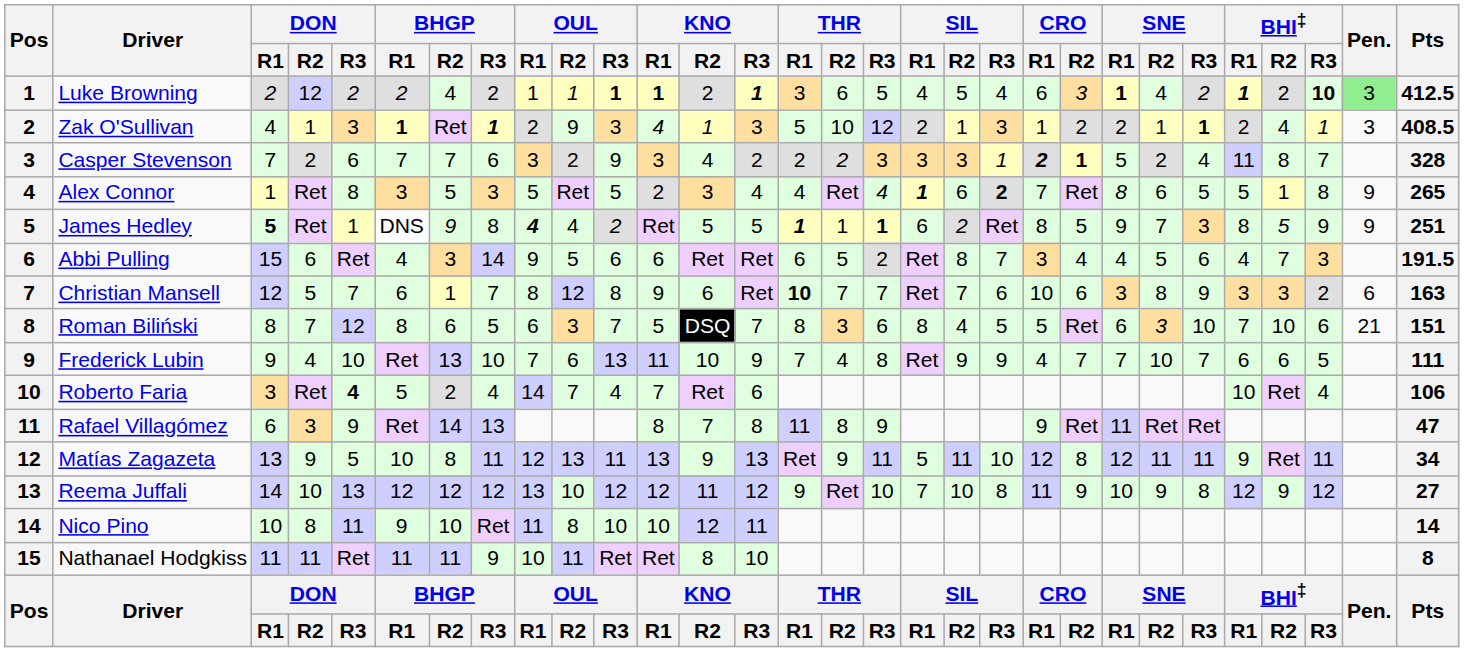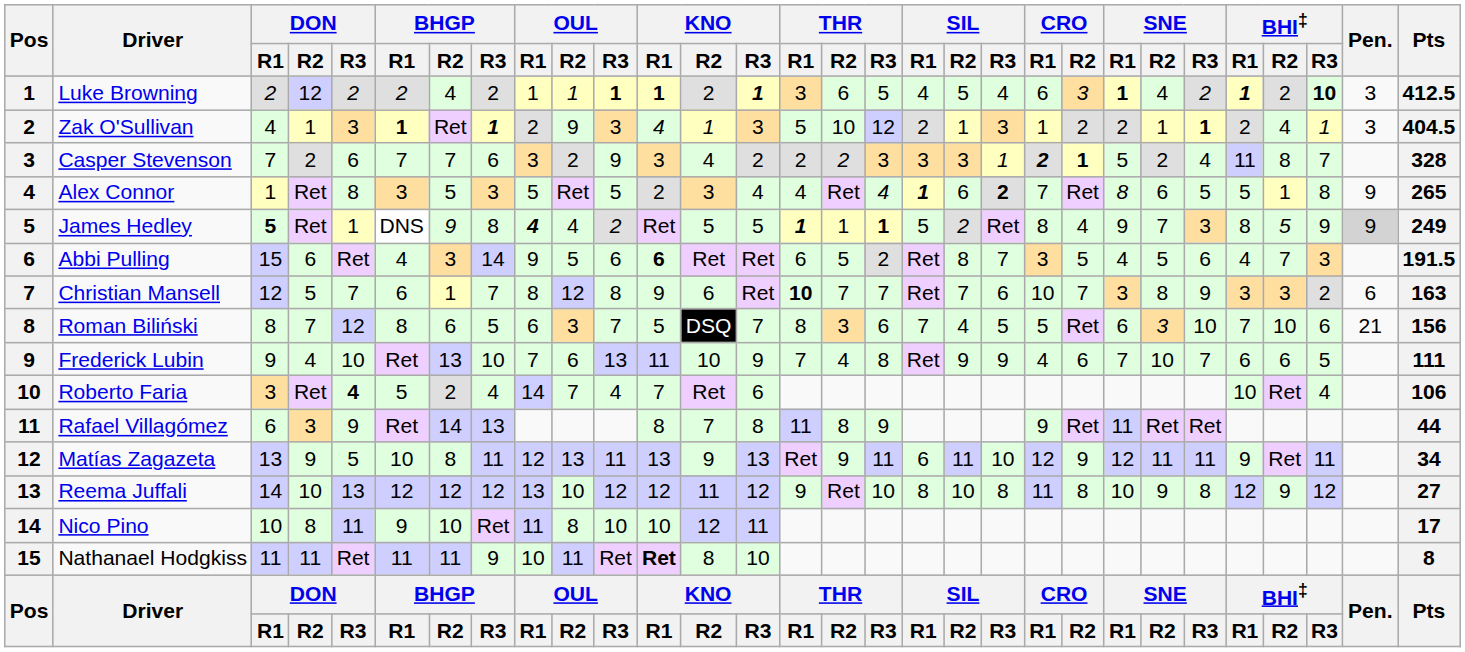(1369, 93) lightgreen background -> (1370, 93) no background
(1428, 126) 408.5 -> (1429, 126) 404.5
(922, 226) 6 -> (923, 226) 5
(1081, 226) 5 -> (1083, 226) 4
(1369, 226) no background -> (1370, 226) lightgrey background
(1428, 226) 251 -> (1429, 226) 249
(658, 259) normal -> (659, 259) bold
(1081, 259) 4 -> (1083, 259) 5
(1081, 292) 6 -> (1083, 292) 7
(922, 326) 8 -> (923, 326) 7
(1428, 326) 151 -> (1429, 326) 156
(1081, 359) 7 -> (1083, 359) 6
(1428, 425) 47 -> (1429, 425) 44
(922, 458) 5 -> (923, 458) 6
(1081, 458) 8 -> (1083, 458) 9
(922, 492) 7 -> (923, 492) 8
(1081, 492) 9 -> (1083, 492) 8
(1428, 525) 14 -> (1429, 525) 17
(658, 558) normal -> (659, 558) bold
